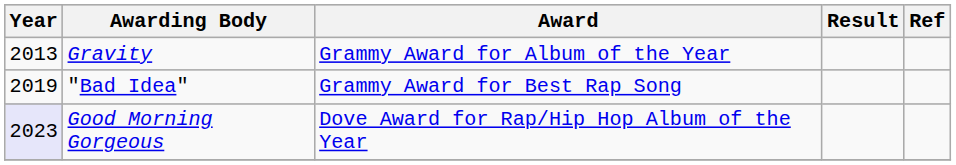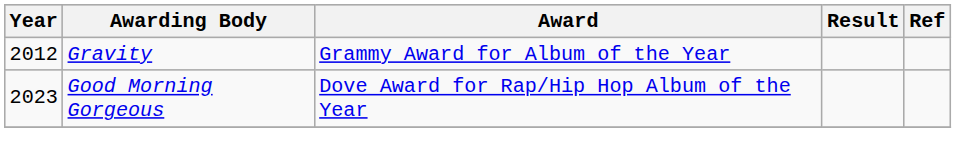(34, 54) 2013 -> (34, 54) 2012
- row: (128, 87)
(34, 131) lavender background -> (34, 99) no background
